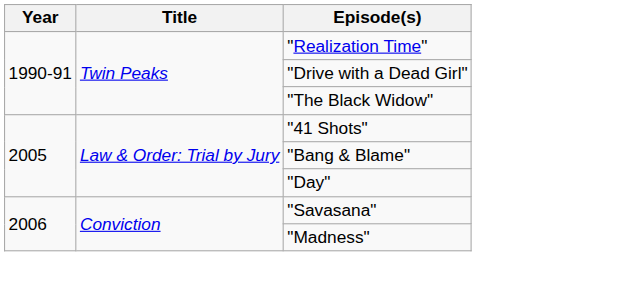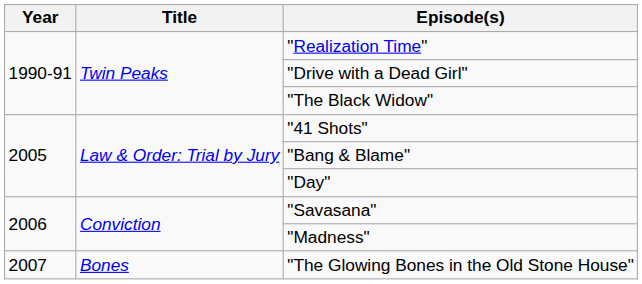+ row: (461, 264)
